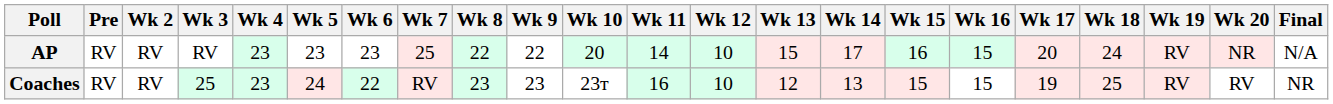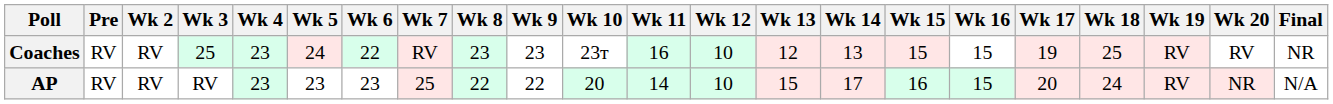rows swapped: (44, 51) <-> (44, 83)
